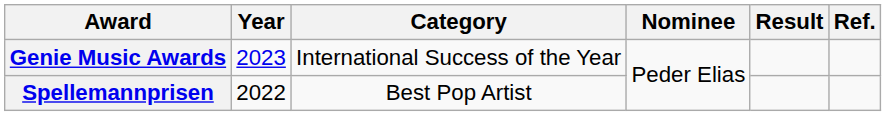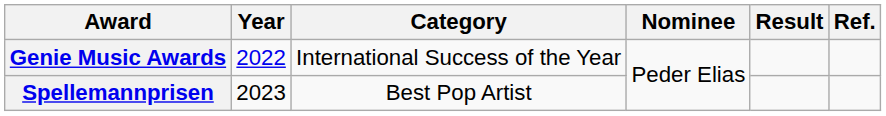(261, 57) 2023 -> (261, 57) 2022
(261, 92) 2022 -> (261, 92) 2023
